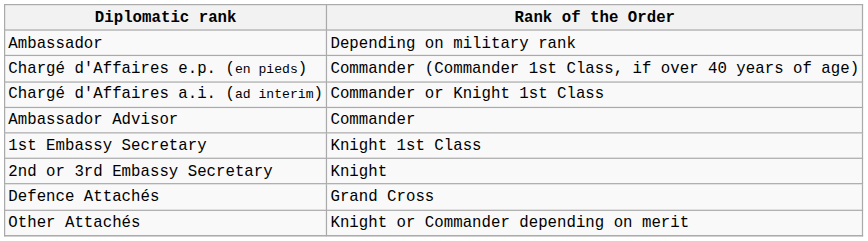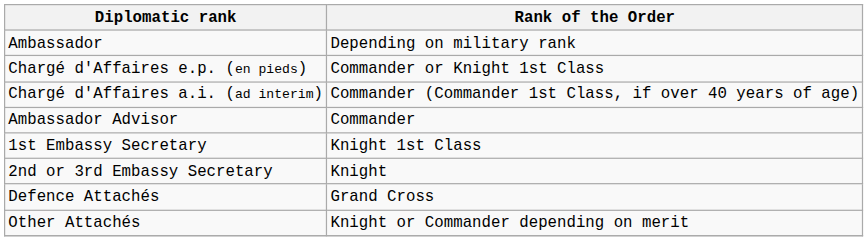(595, 69) Commander (Commander 1st Class, if over 40 years of age) -> (467, 69) Commander or Knight 1st Class
(467, 94) Commander or Knight 1st Class -> (595, 94) Commander (Commander 1st Class, if over 40 years of age)
